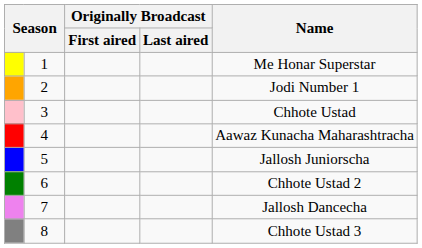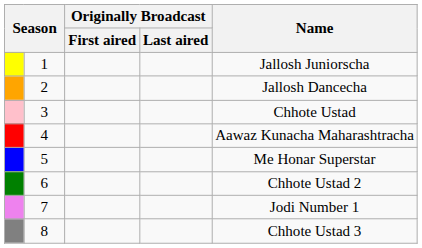(315, 64) Me Honar Superstar -> (315, 64) Jallosh Juniorscha
(315, 87) Jodi Number 1 -> (315, 87) Jallosh Dancecha
(315, 159) Jallosh Juniorscha -> (315, 159) Me Honar Superstar
(315, 207) Jallosh Dancecha -> (315, 207) Jodi Number 1
